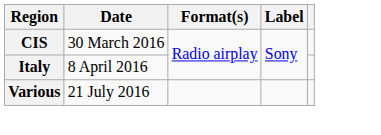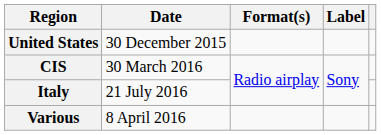+ row: (53, 42)
(108, 67) 8 April 2016 -> (147, 92) 21 July 2016
(109, 92) 21 July 2016 -> (146, 117) 8 April 2016
